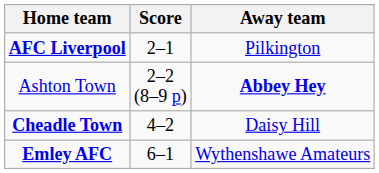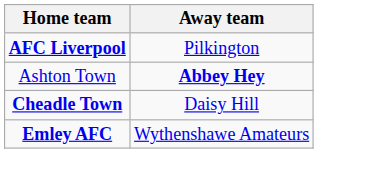- column: (160, 18)
